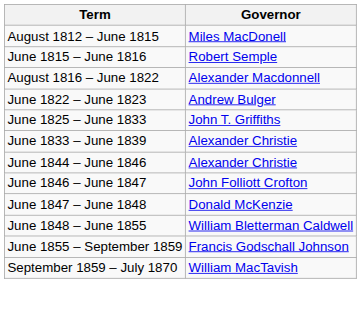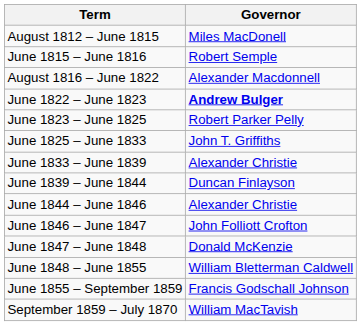(232, 99) normal -> (236, 99) bold
+ row: (77, 120)
+ row: (77, 183)
